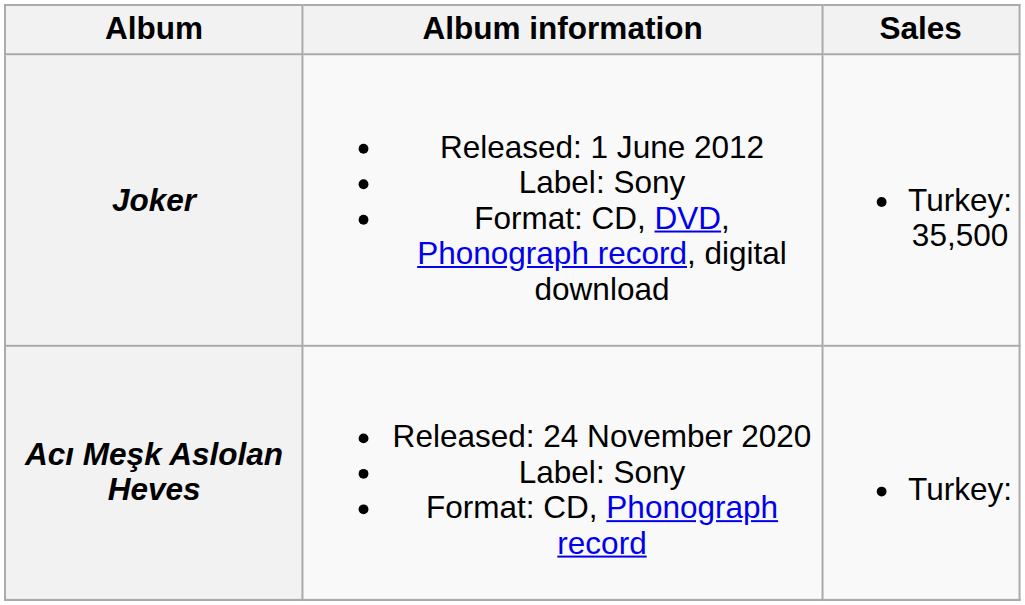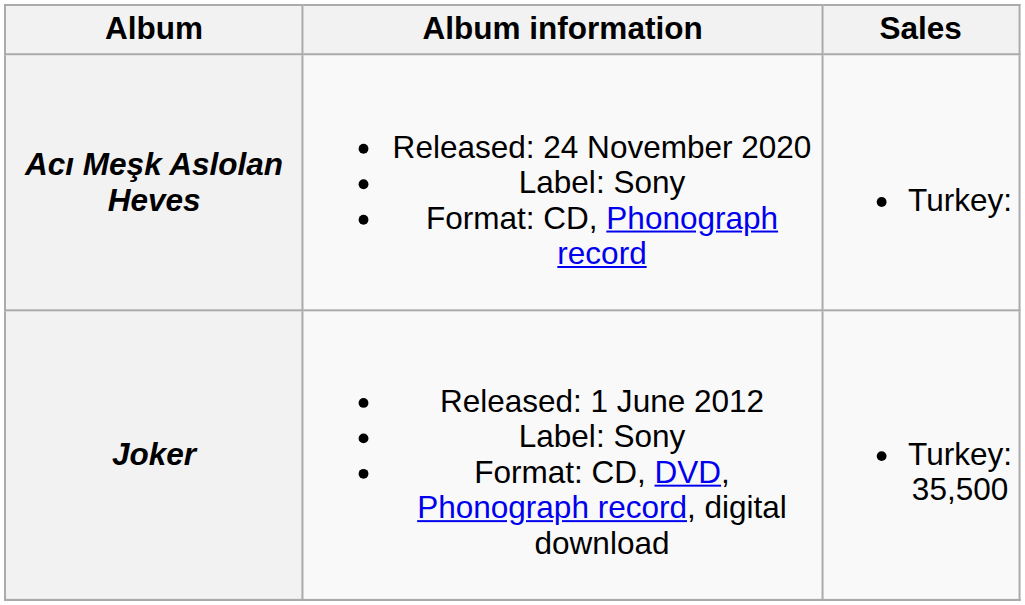rows swapped: (154, 199) <-> (154, 472)
